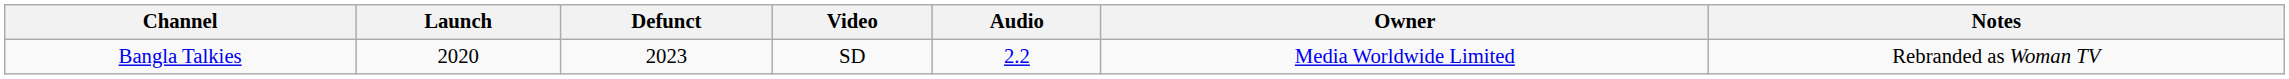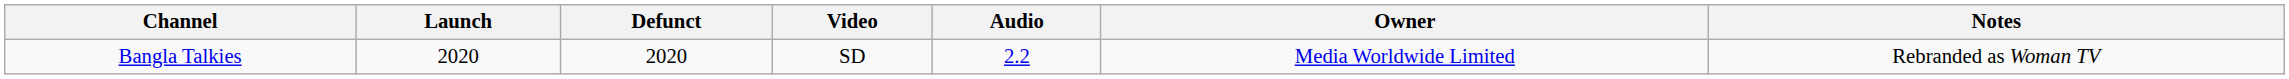(666, 56) 2023 -> (666, 56) 2020
